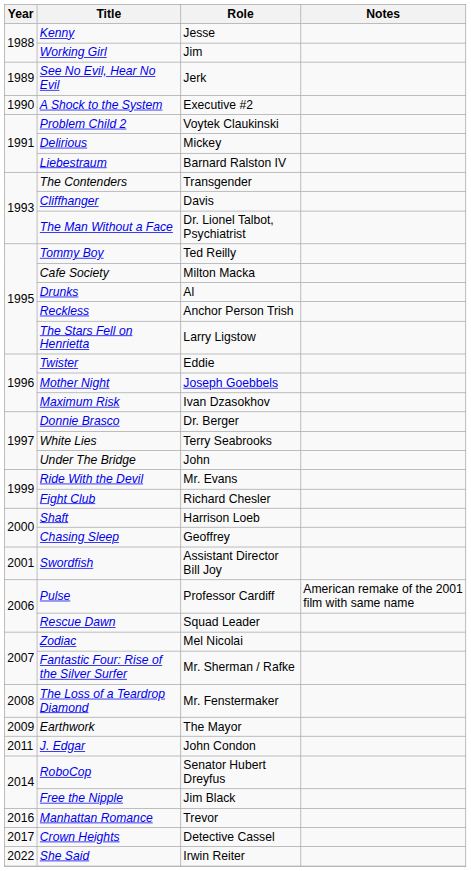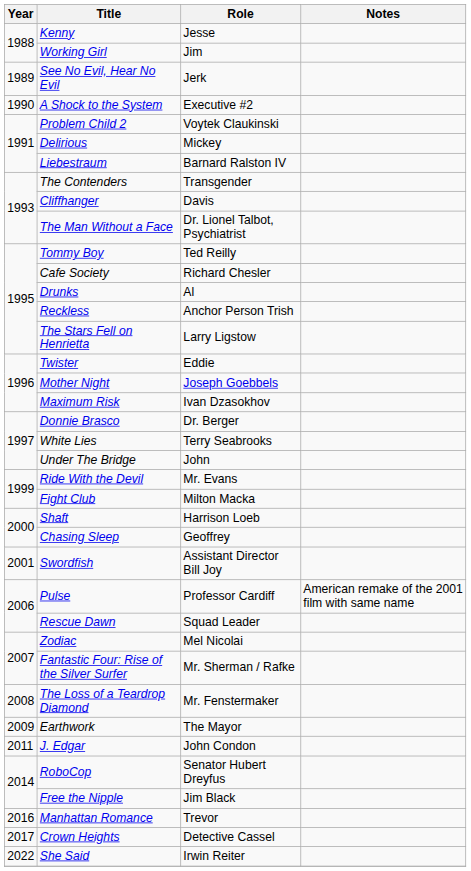(219, 272) Milton Macka -> (227, 272) Richard Chesler
(227, 498) Richard Chesler -> (219, 498) Milton Macka
